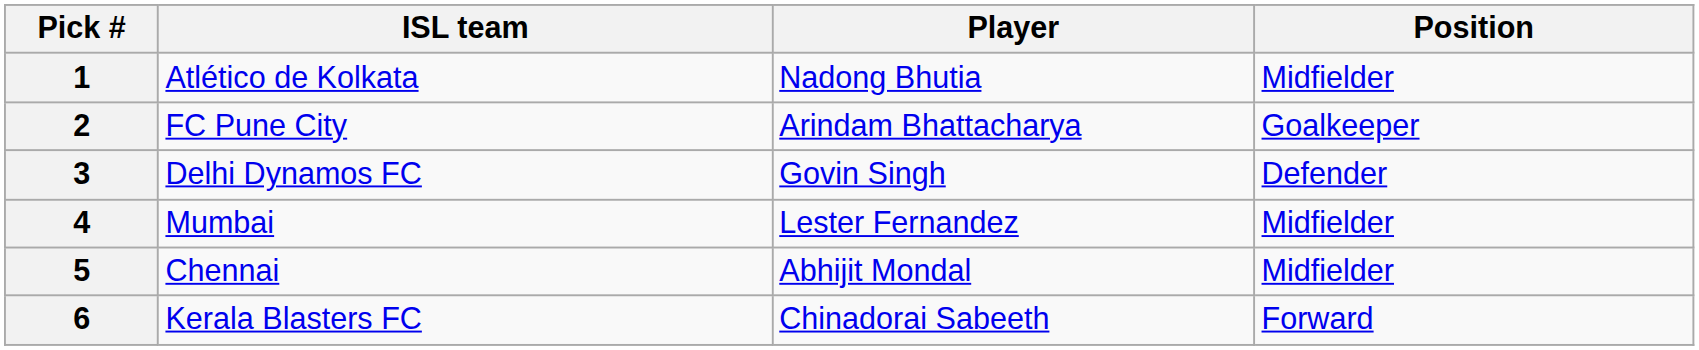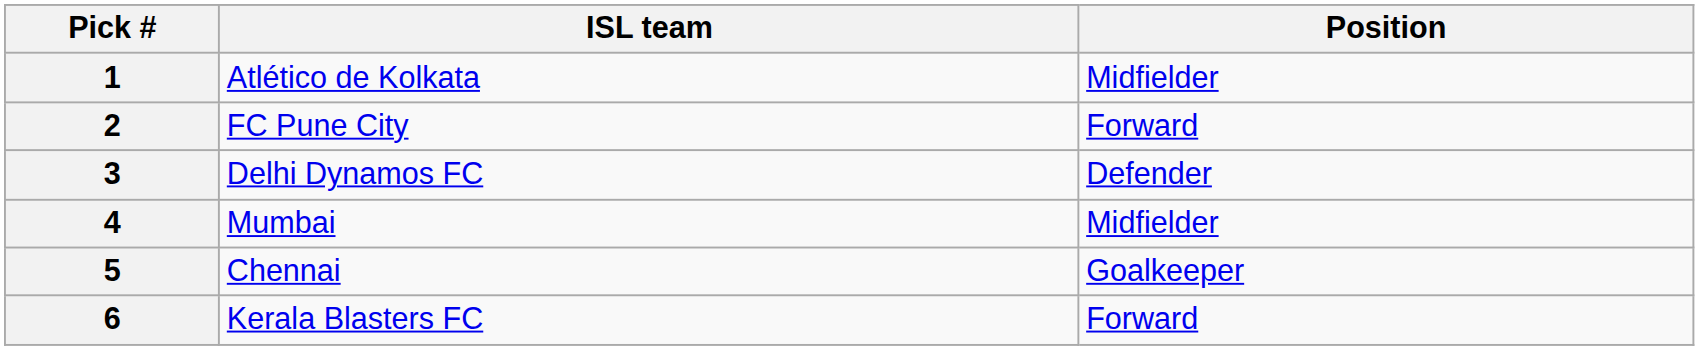- column: (1013, 28)
(1341, 125) Goalkeeper -> (1142, 125) Forward
(1328, 271) Midfielder -> (1165, 271) Goalkeeper
